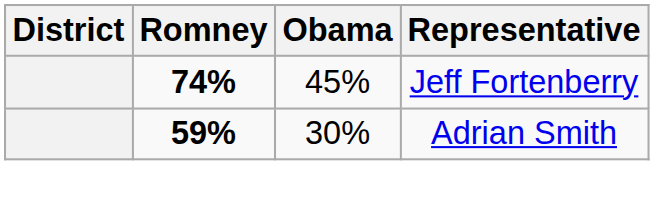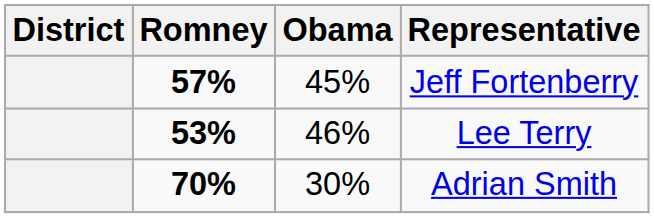(203, 81) 74% -> (203, 81) 57%
+ row: (524, 133)
(203, 133) 59% -> (203, 184) 70%
